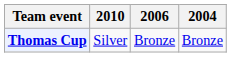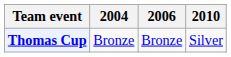columns swapped: (202, 16) <-> (110, 16)
